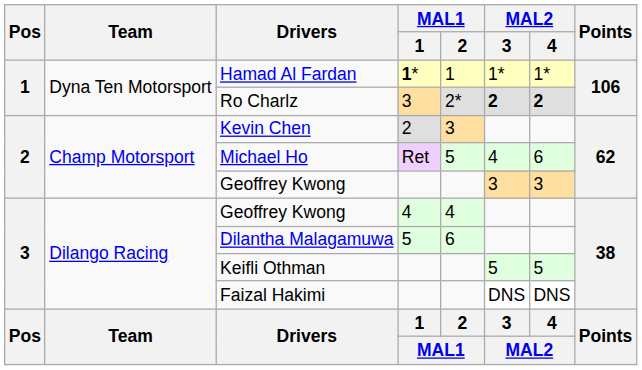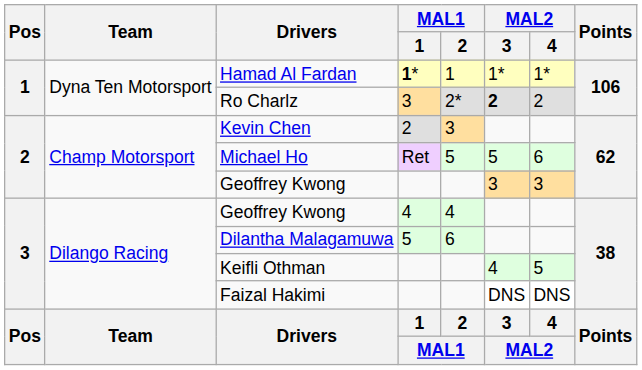(538, 101) bold -> (538, 101) normal
(493, 156) 4 -> (493, 156) 5
(493, 267) 5 -> (493, 267) 4
